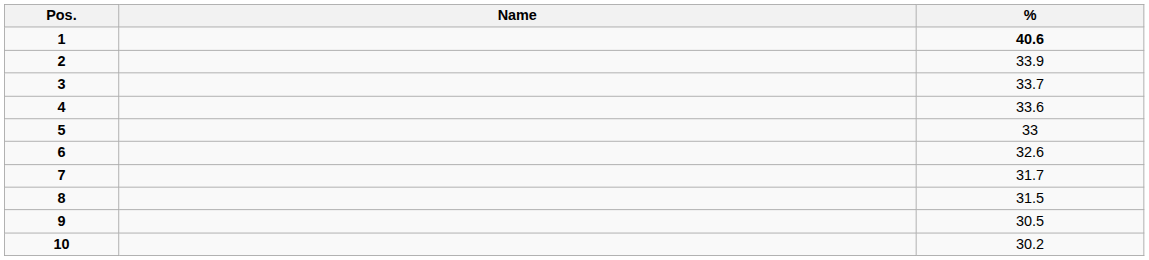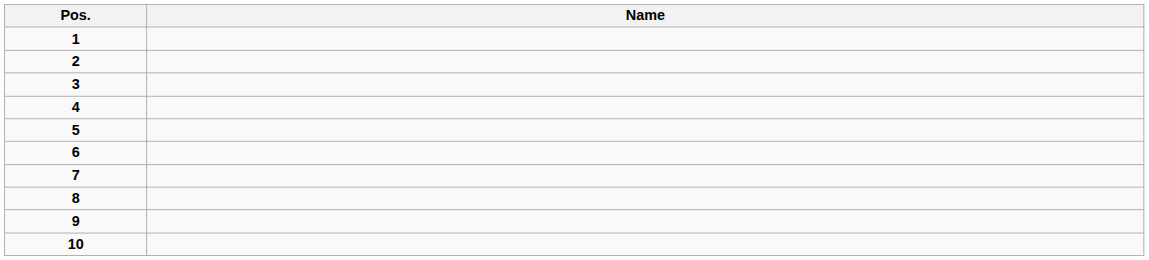- column: (1030, 15)
